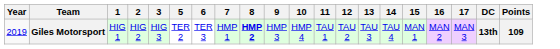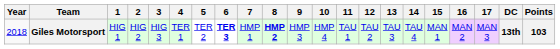+ column: (181, 12)
(17, 32) 2019 -> (17, 32) 2018
(203, 32) normal -> (226, 32) bold
(516, 32) 109 -> (539, 32) 103
